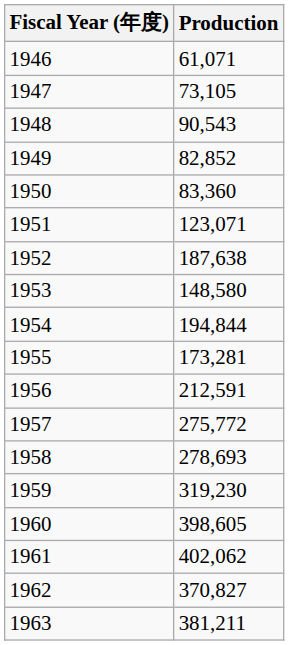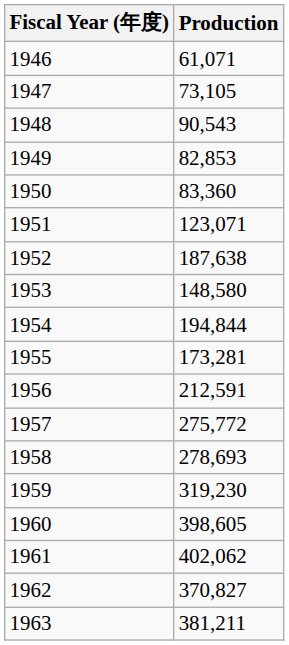(207, 158) 82,852 -> (207, 158) 82,853
